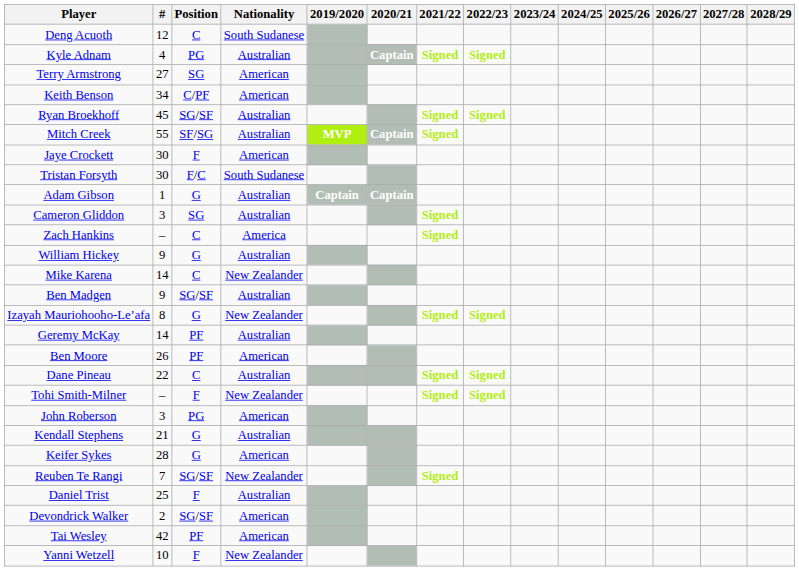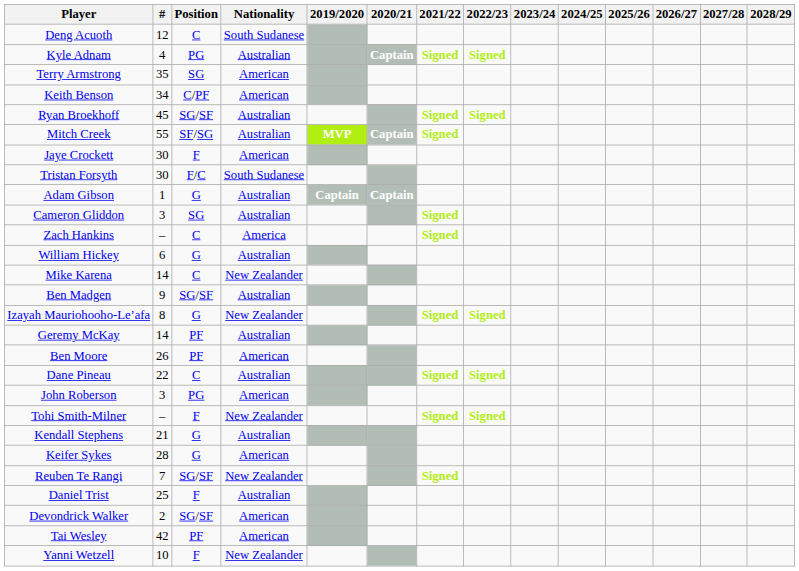(162, 74) 27 -> (162, 74) 35
(162, 255) 9 -> (162, 255) 6
rows swapped: (79, 395) <-> (79, 415)
